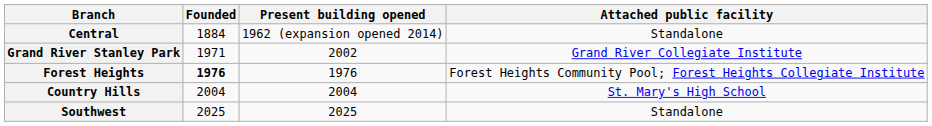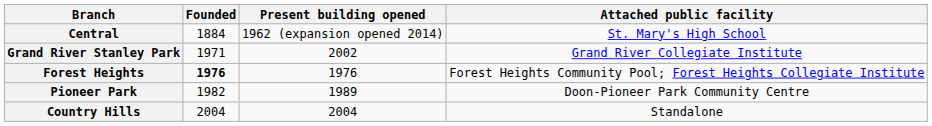(687, 34) Standalone -> (687, 34) St. Mary's High School
+ row: (94, 92)
(687, 92) St. Mary's High School -> (687, 112) Standalone
- row: (94, 112)
